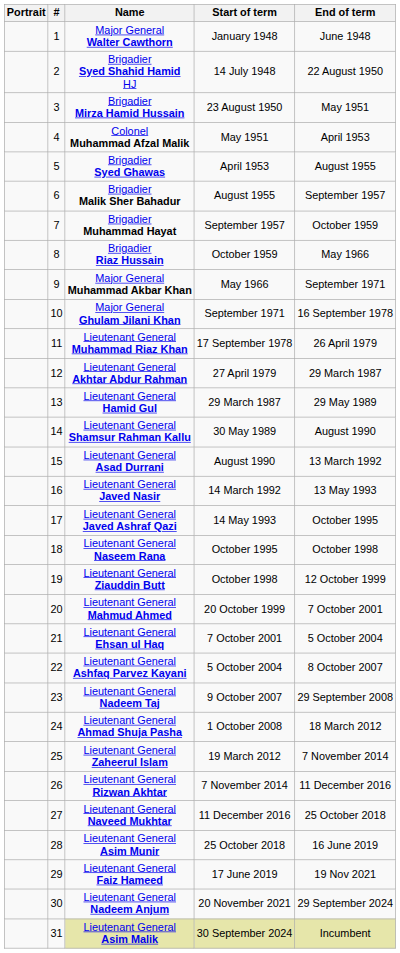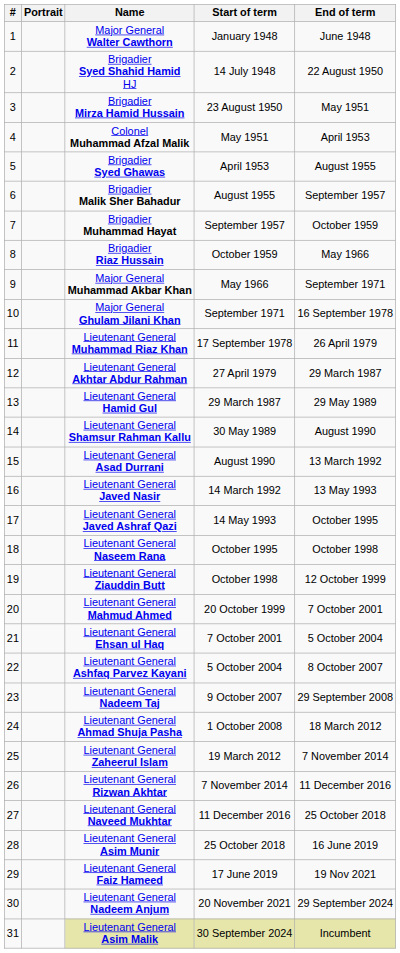columns swapped: (57, 13) <-> (26, 13)
